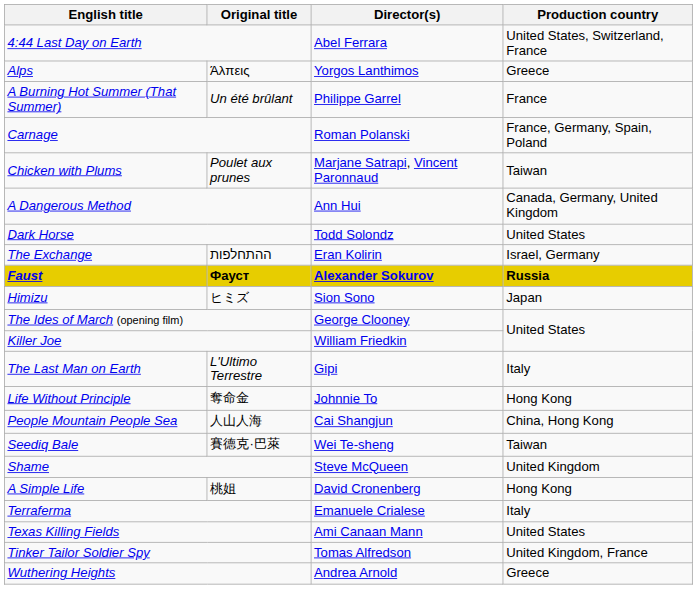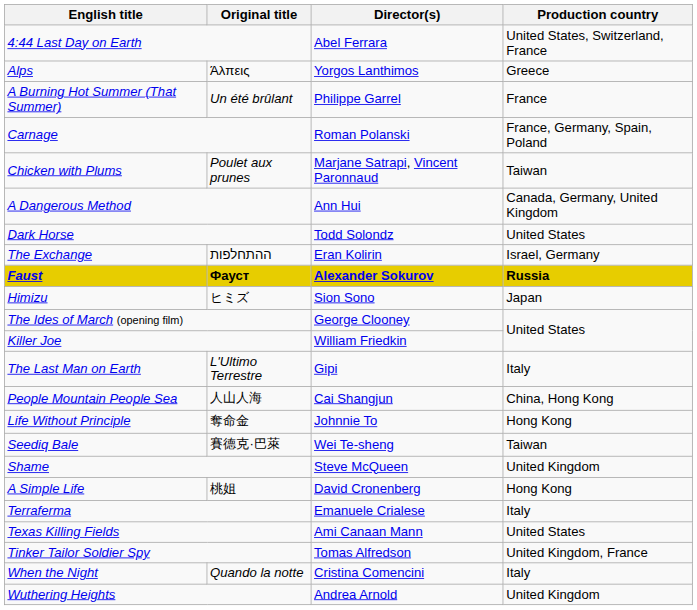rows swapped: (69, 398) <-> (92, 421)
+ row: (53, 573)
(528, 573) Greece -> (553, 594) United Kingdom
